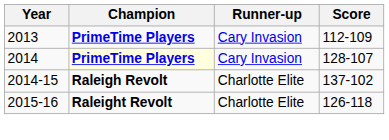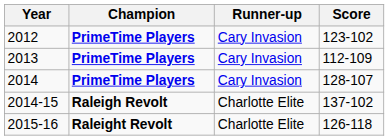+ row: (23, 37)
(133, 59) lightyellow background -> (133, 80) no background
